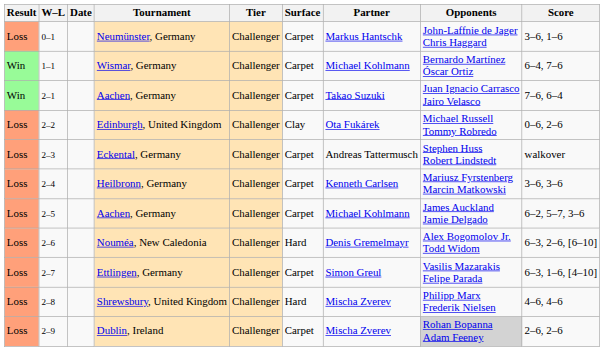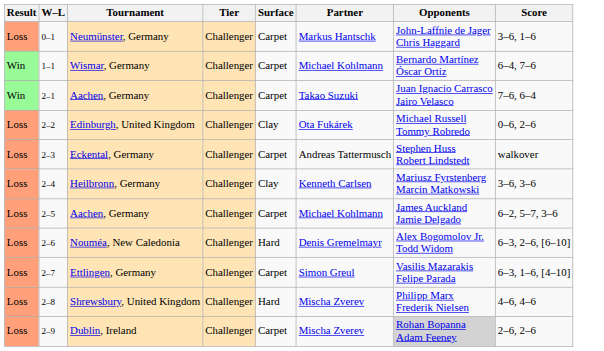- column: (81, 13)
(299, 183) Carpet -> (268, 183) Clay
